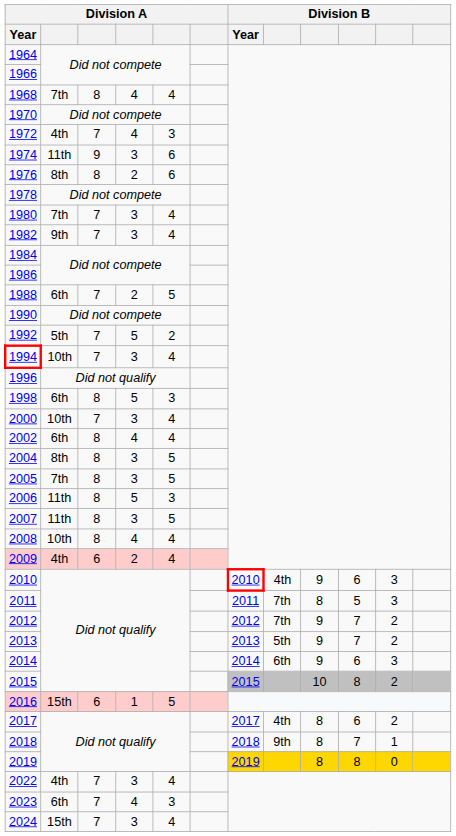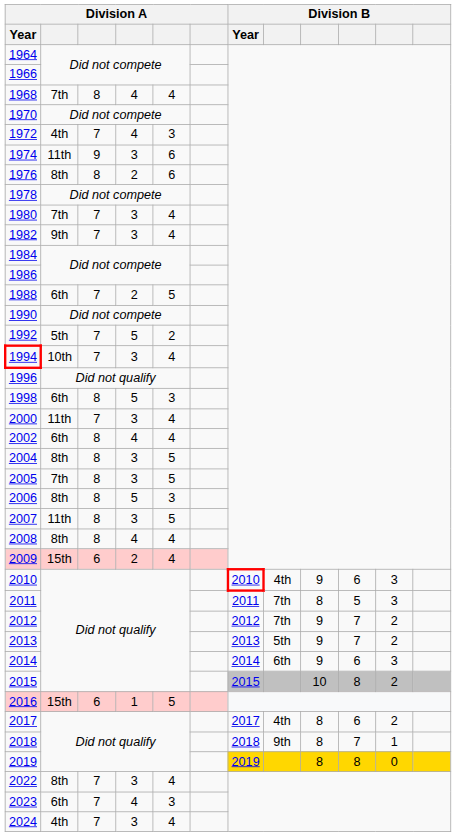(59, 418) 10th -> (59, 418) 11th
(59, 498) 11th -> (59, 498) 8th
(59, 538) 10th -> (59, 538) 8th
(59, 558) 4th -> (59, 558) 15th
(59, 781) 4th -> (59, 781) 8th
(59, 821) 15th -> (59, 821) 4th
